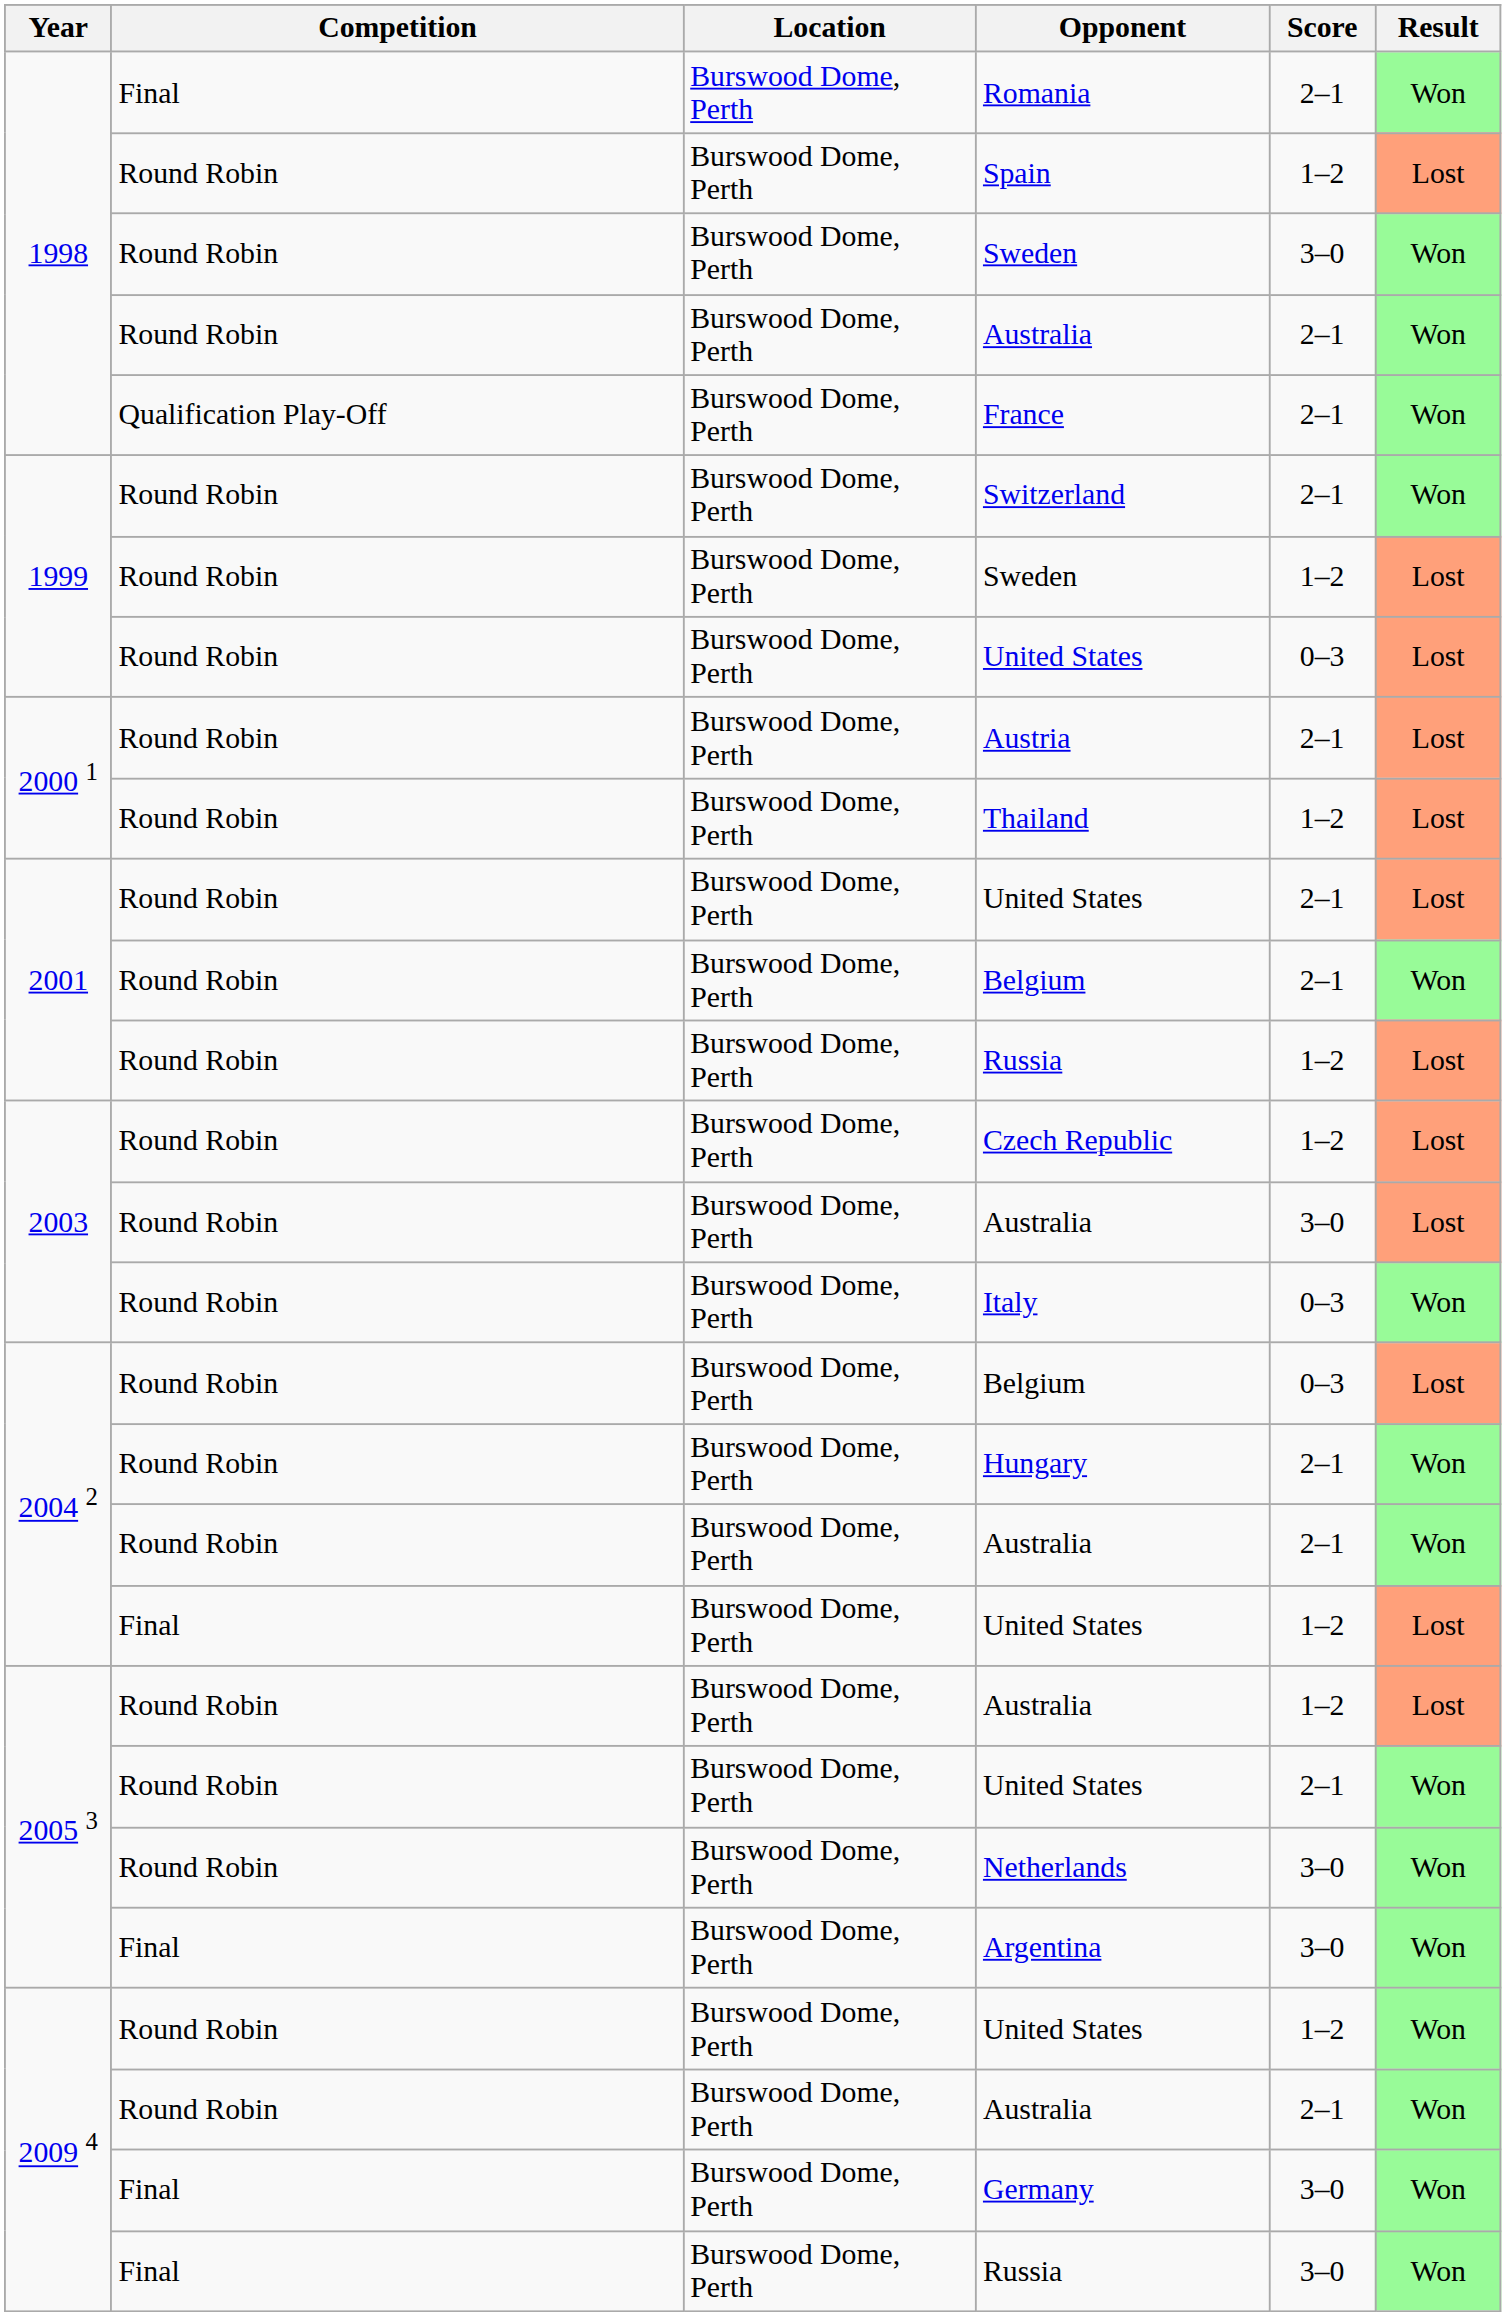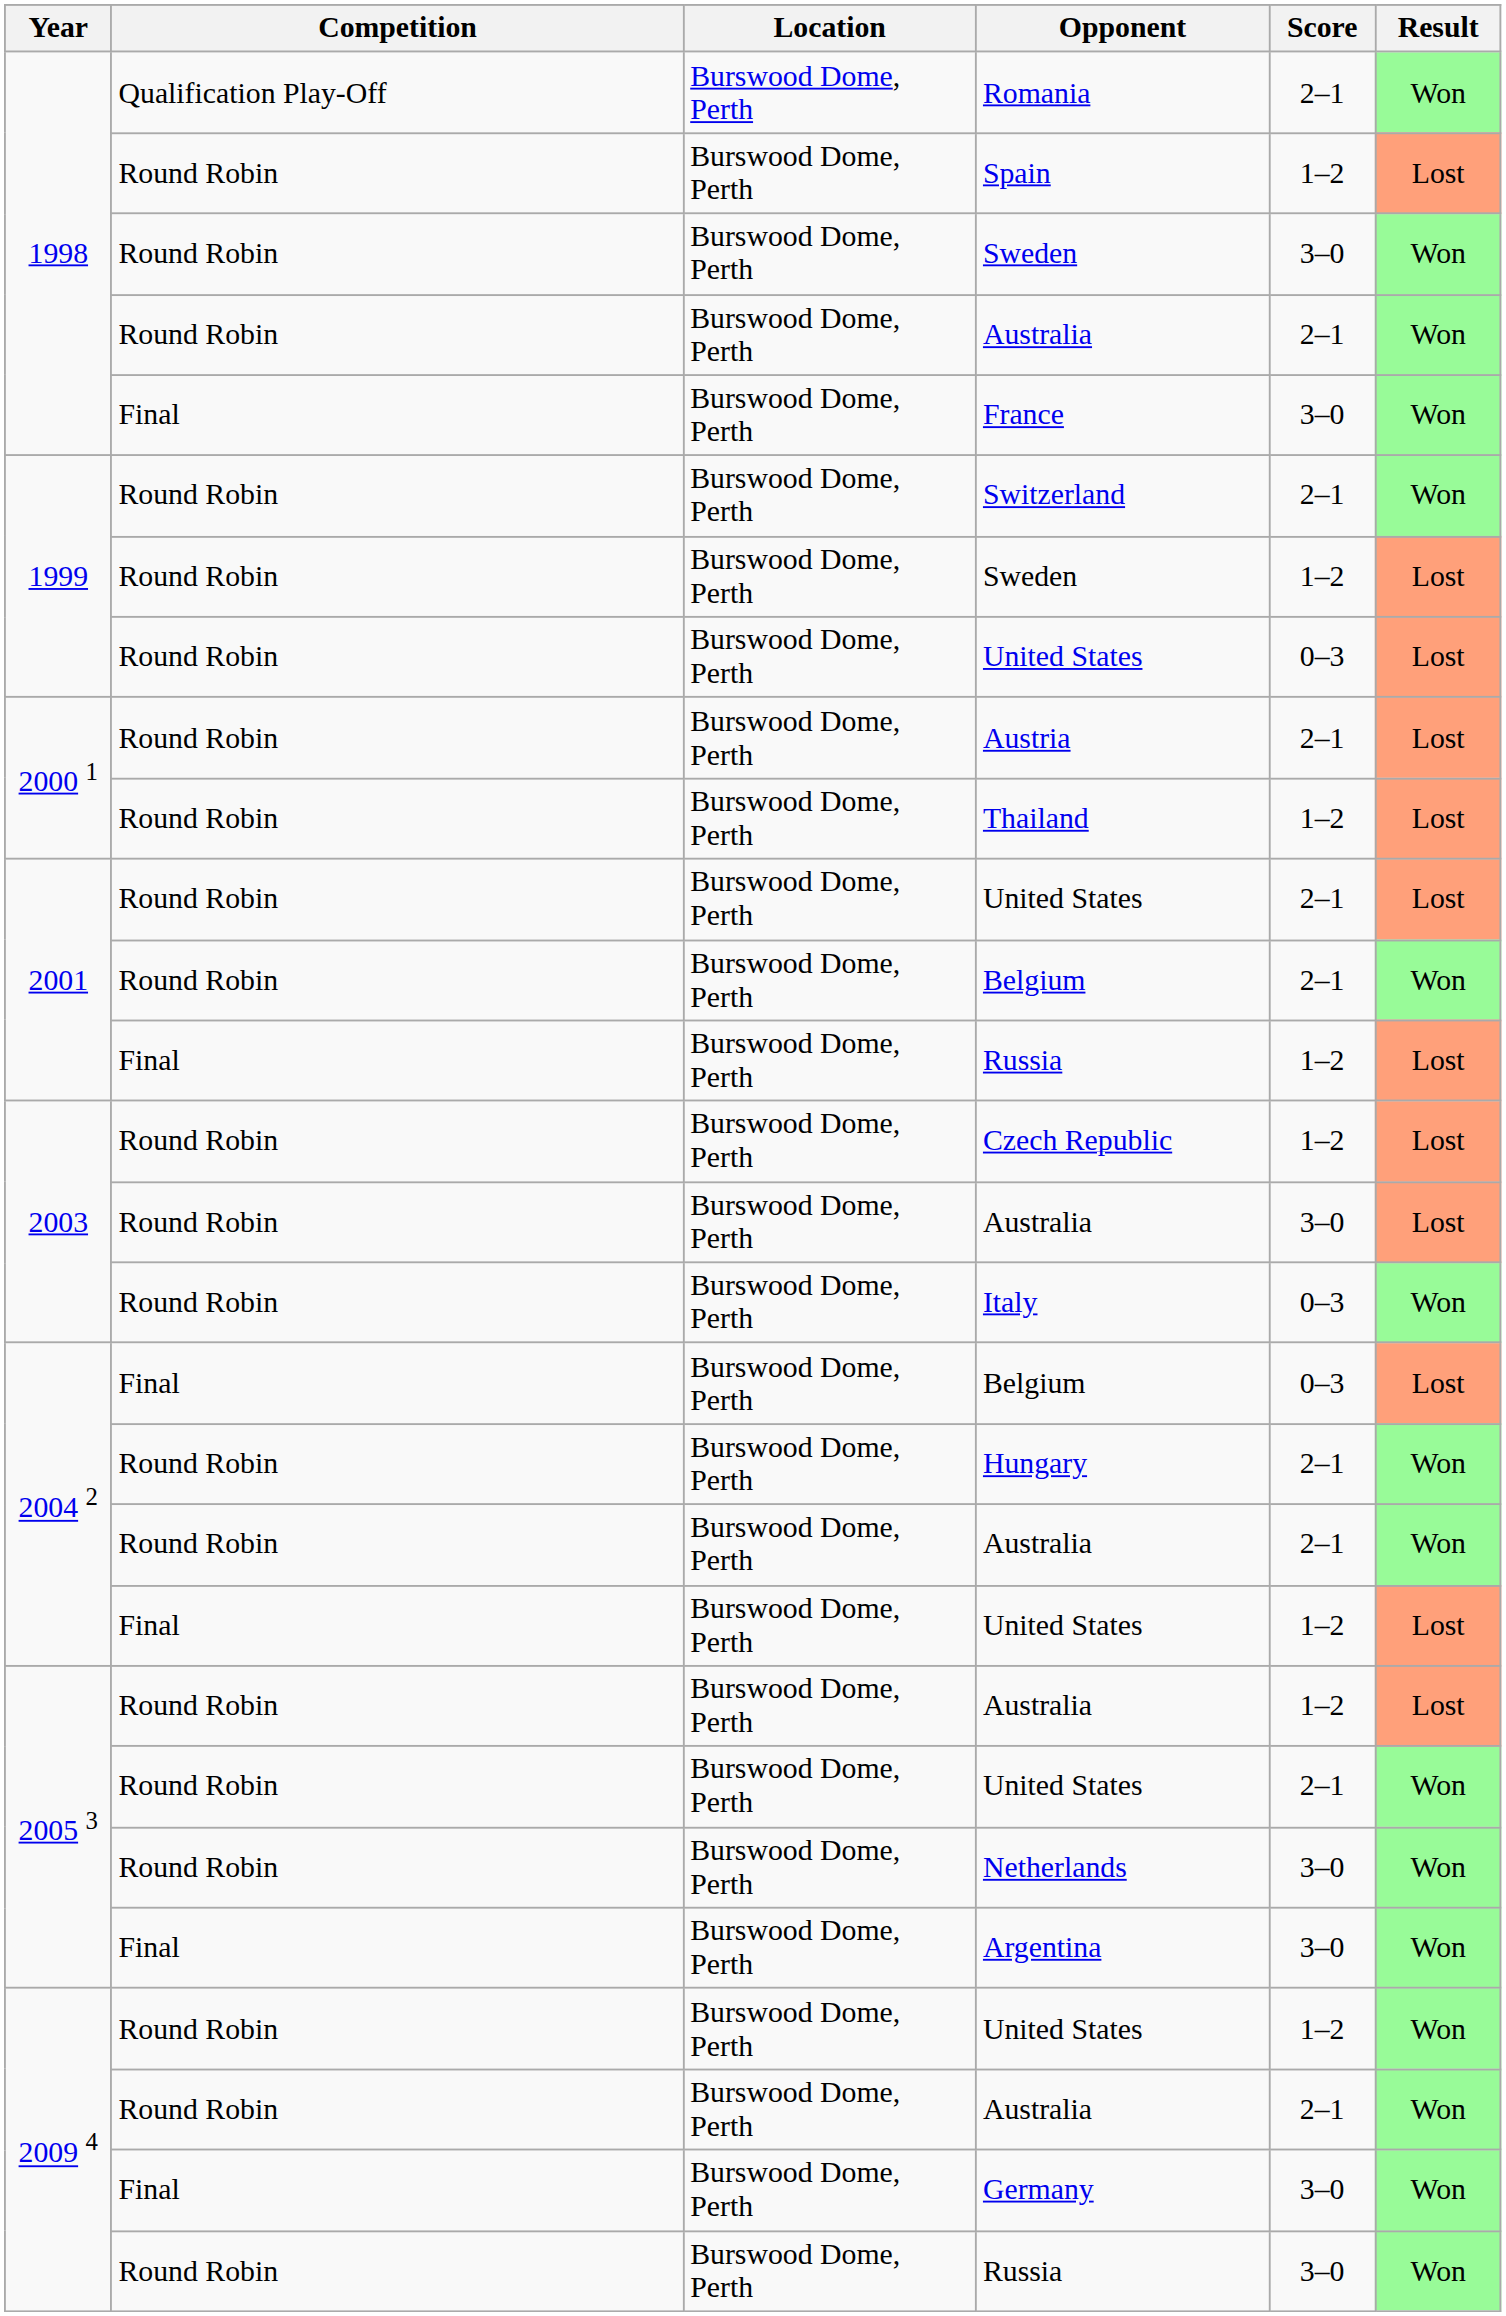(149, 92) Final -> (253, 92) Qualification Play-Off
(253, 414) Qualification Play-Off -> (149, 414) Final
(1322, 414) 2–1 -> (1322, 414) 3–0
(198, 1060) Round Robin -> (149, 1060) Final
(198, 1382) Round Robin -> (149, 1382) Final
(149, 2270) Final -> (198, 2270) Round Robin
